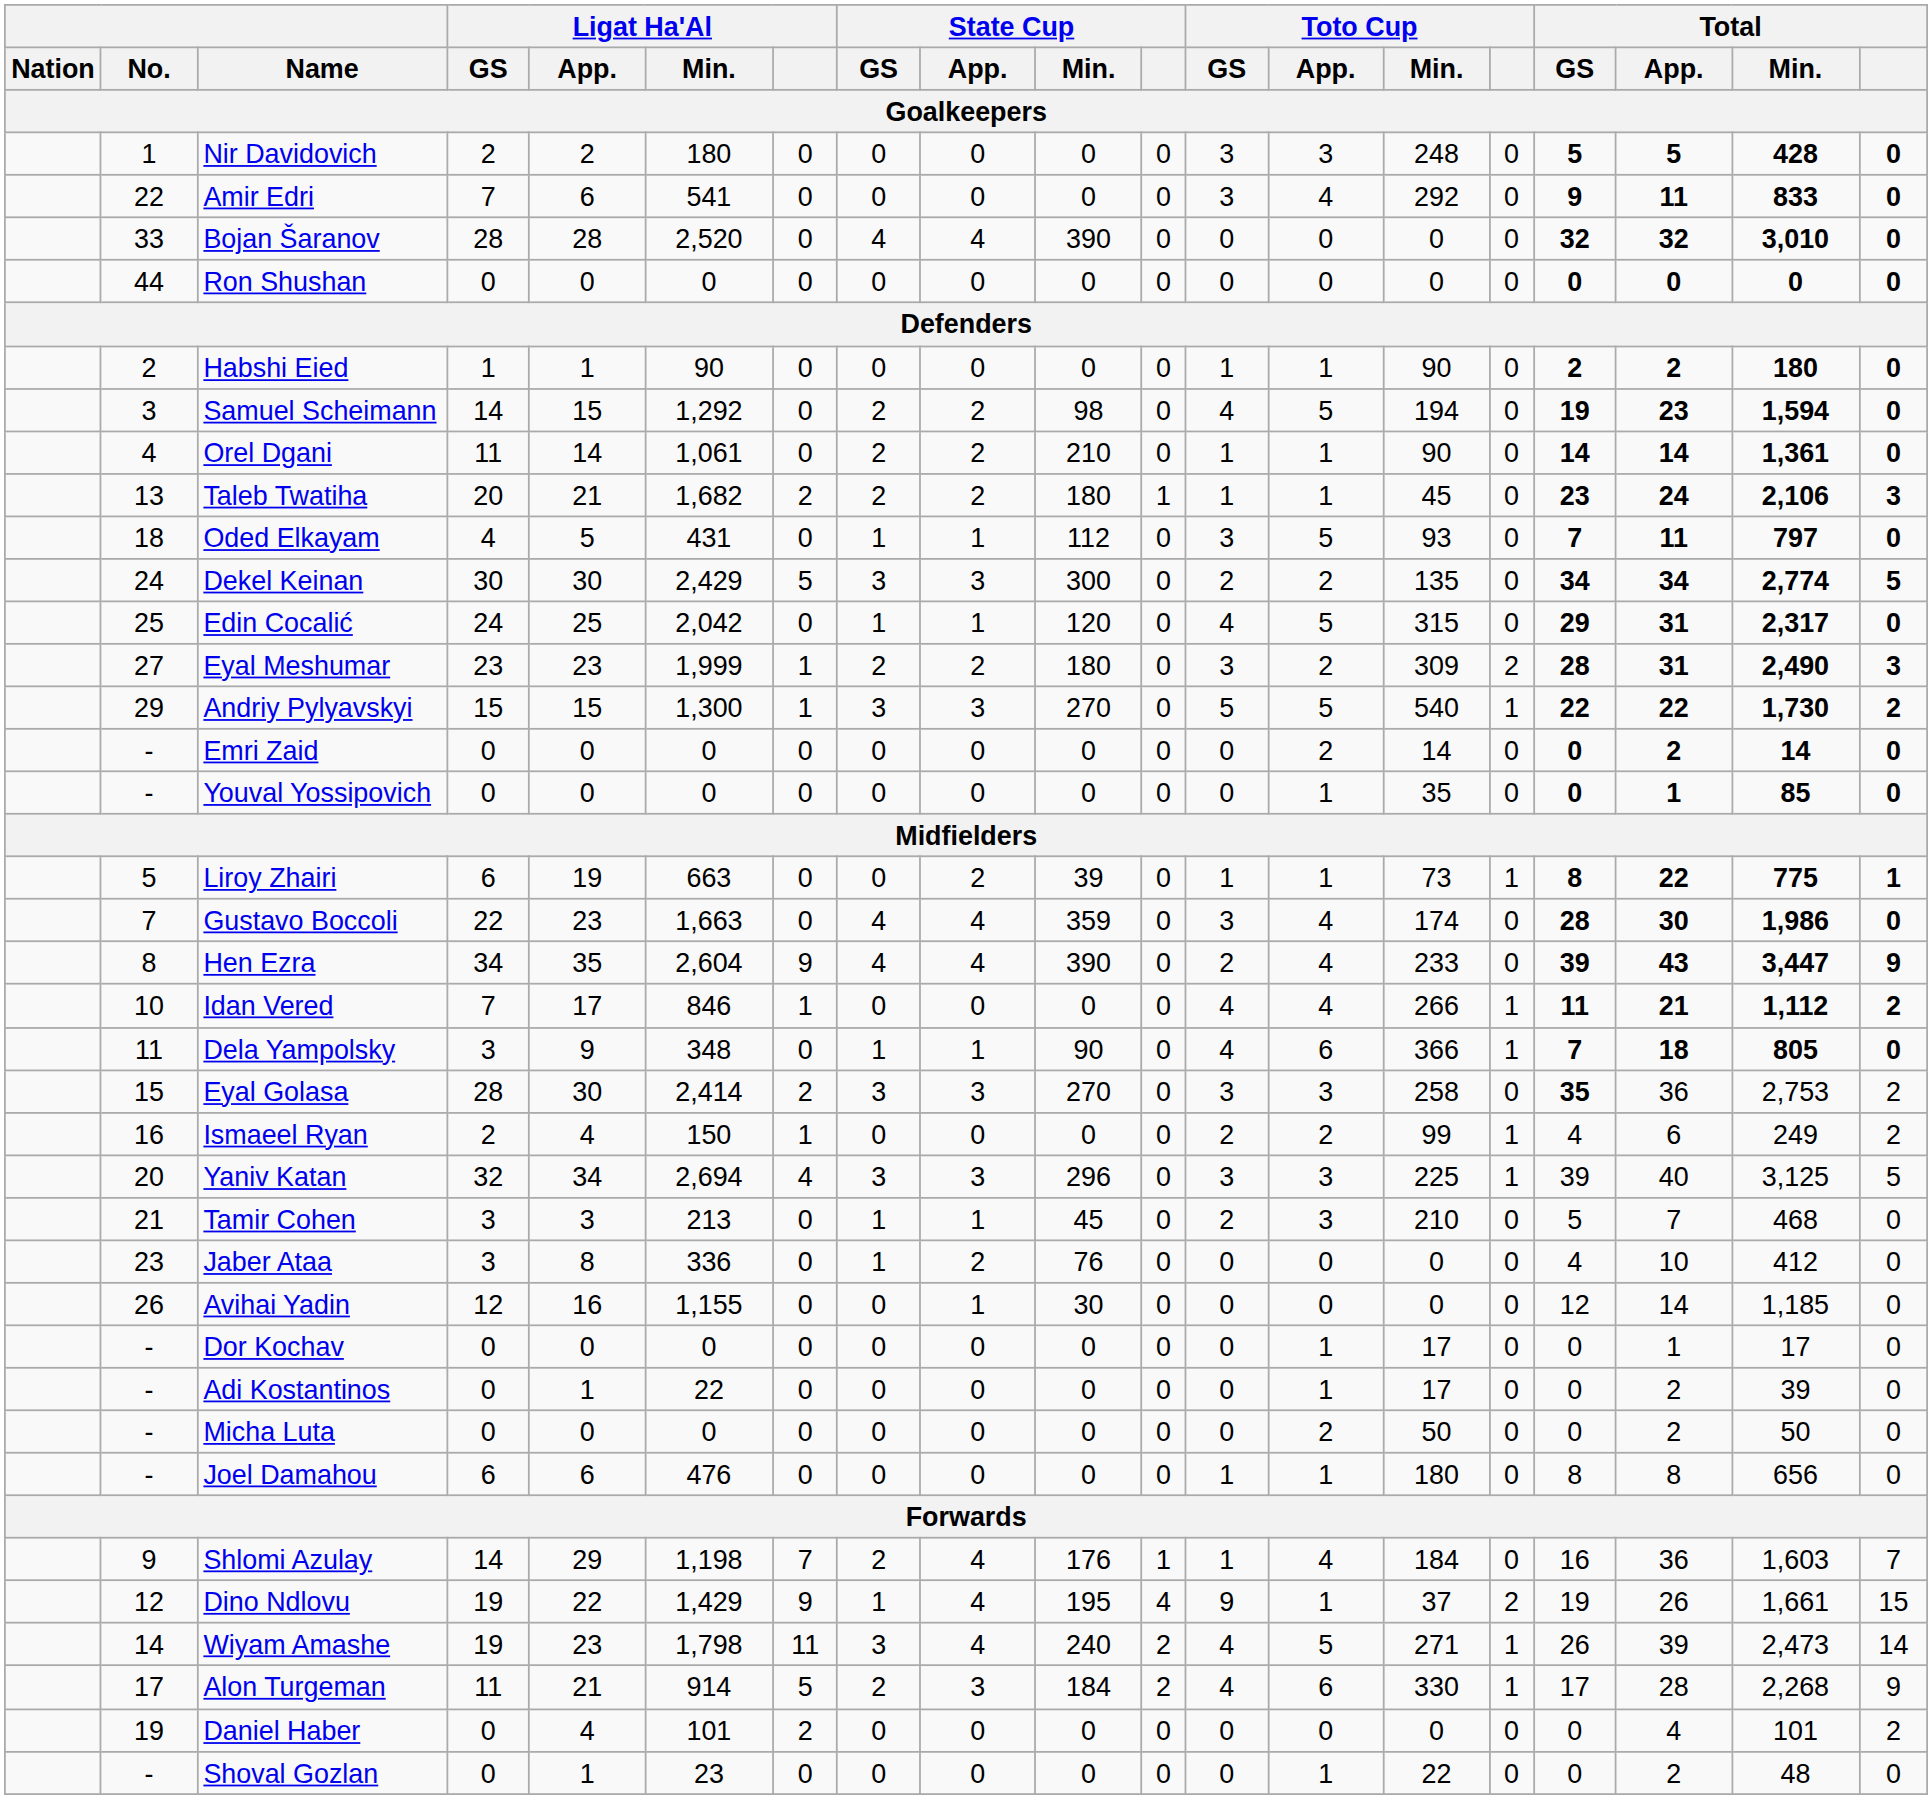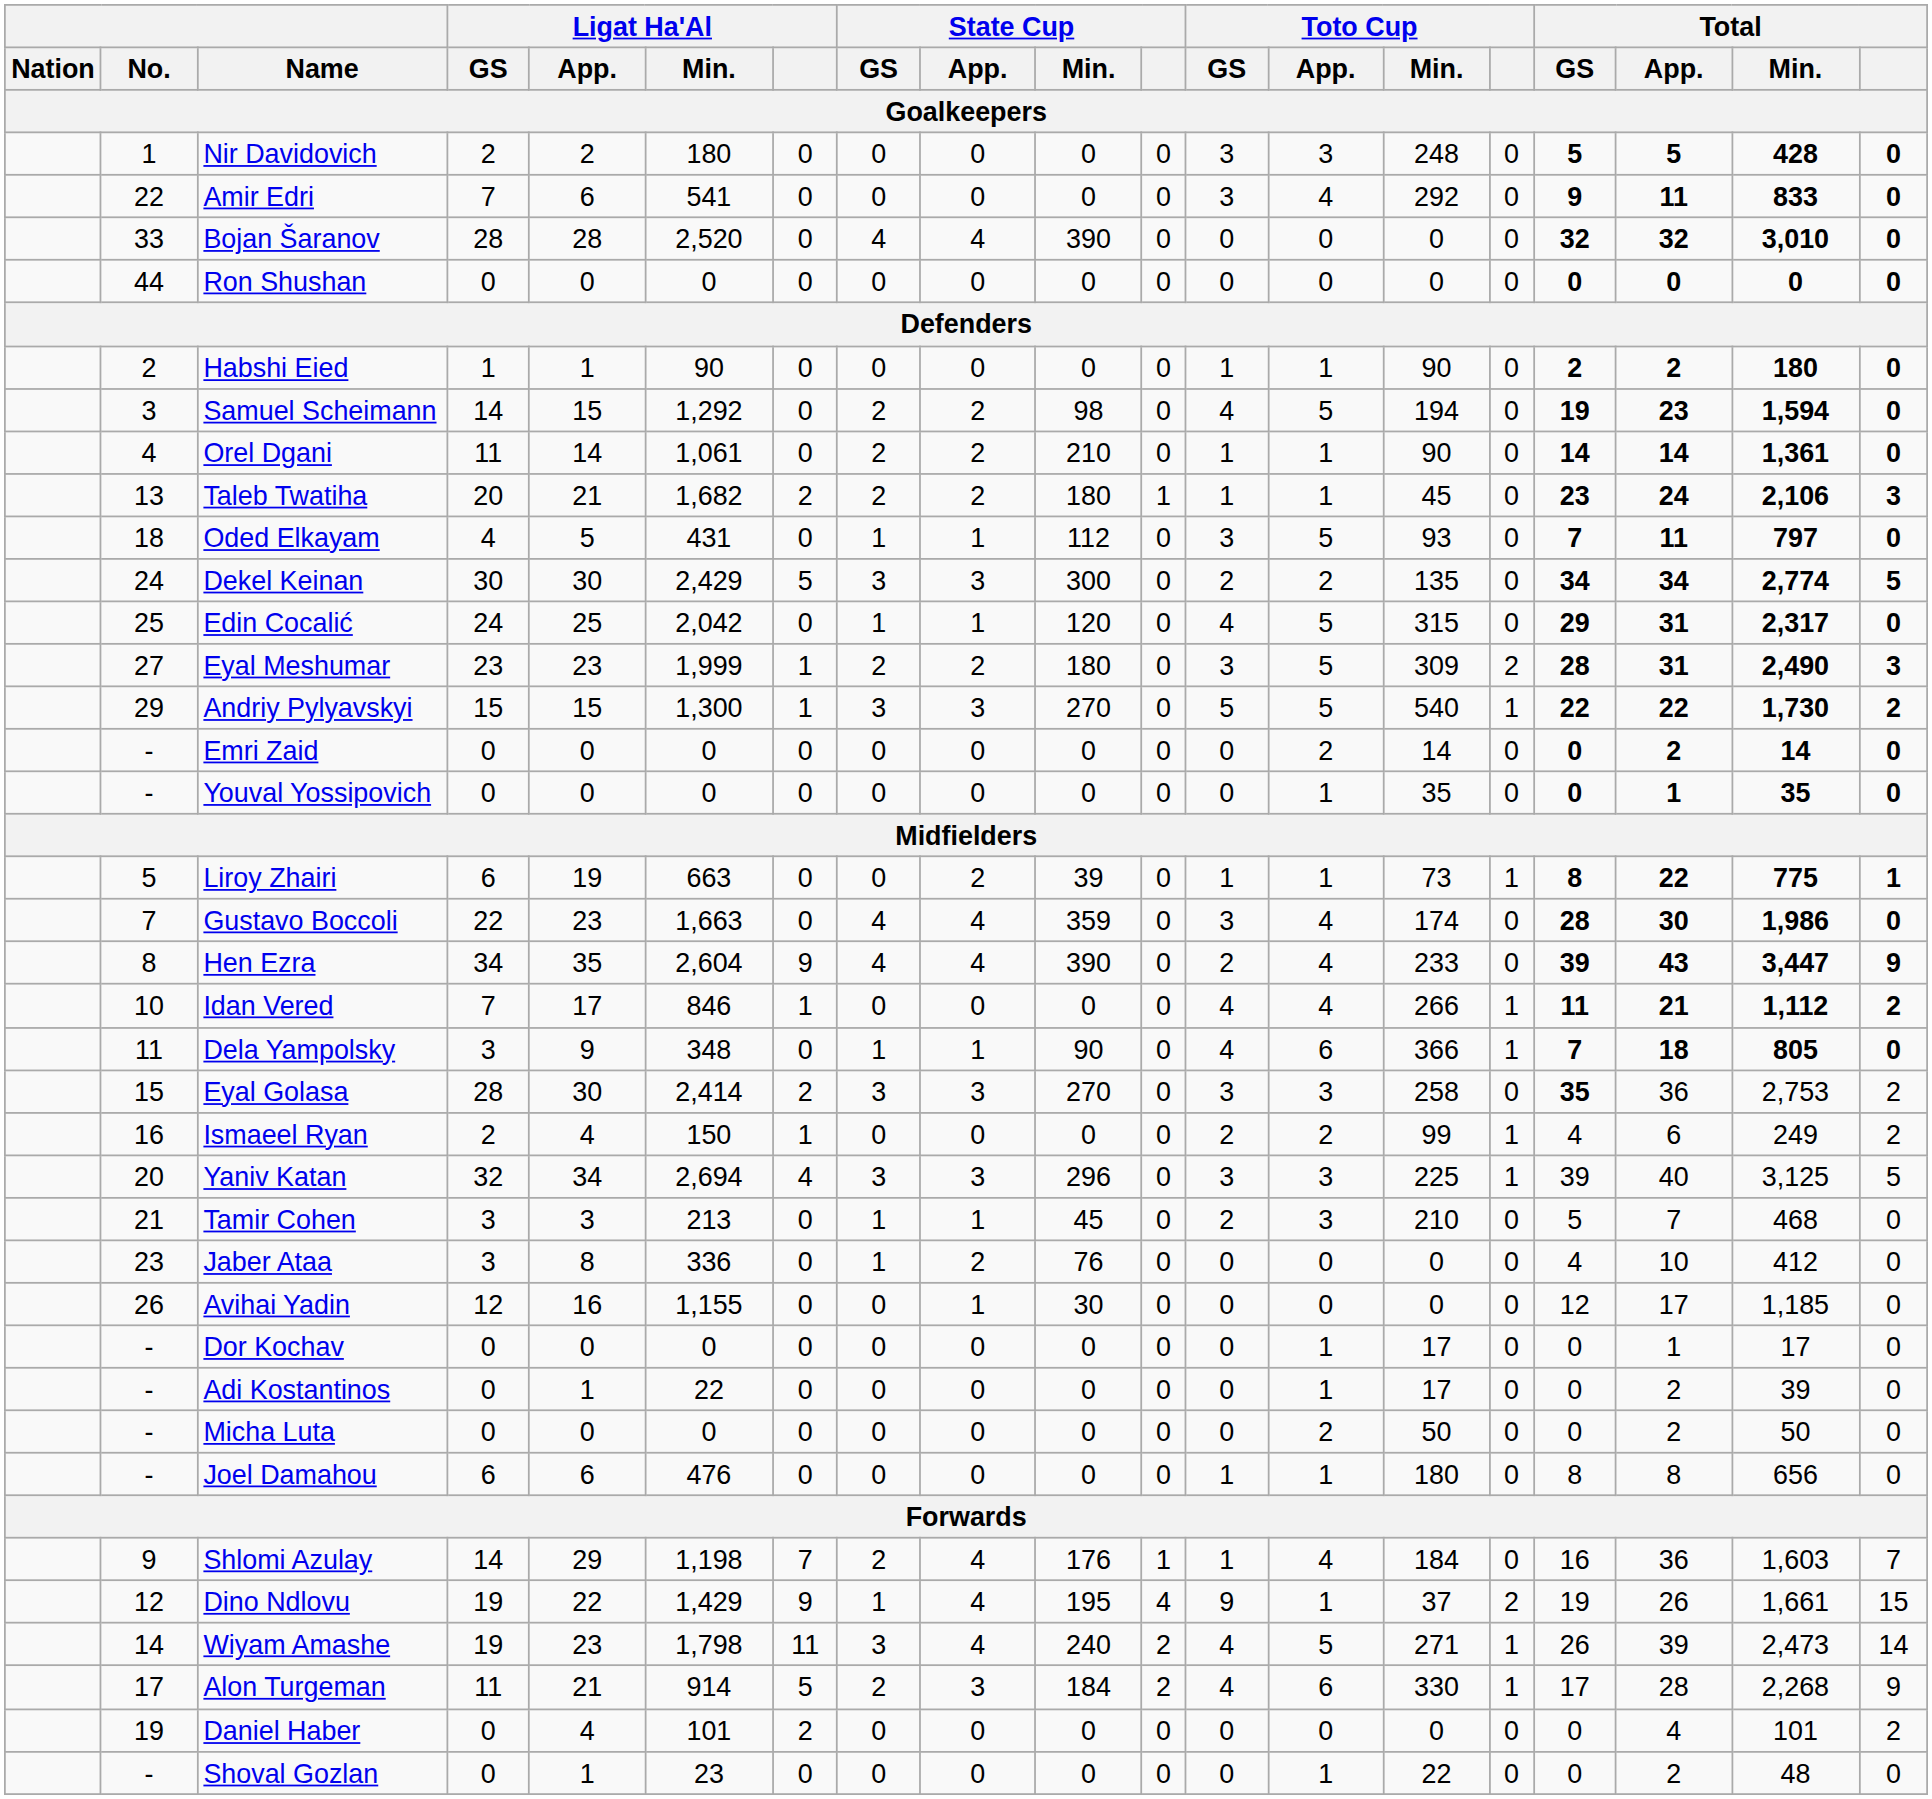(1326, 665) 2 -> (1326, 665) 5
(1795, 793) 85 -> (1795, 793) 35
(1674, 1304) 14 -> (1674, 1304) 17
